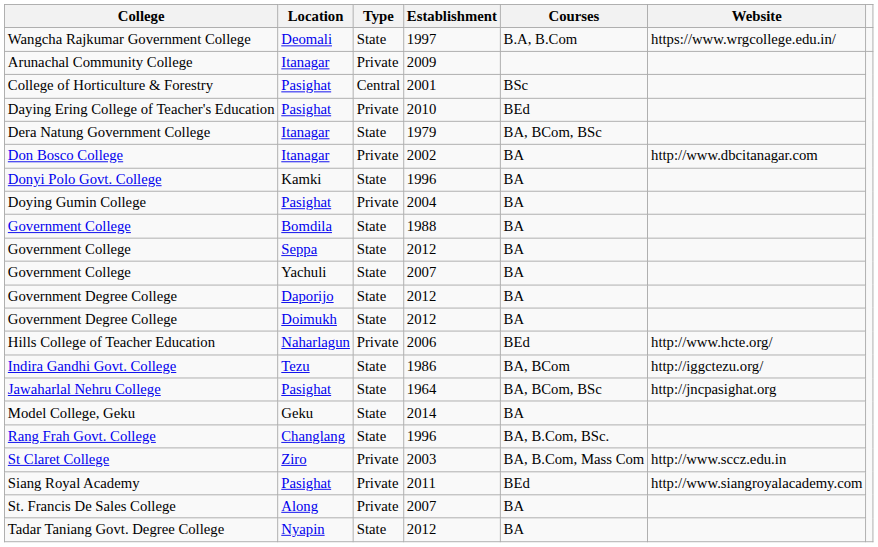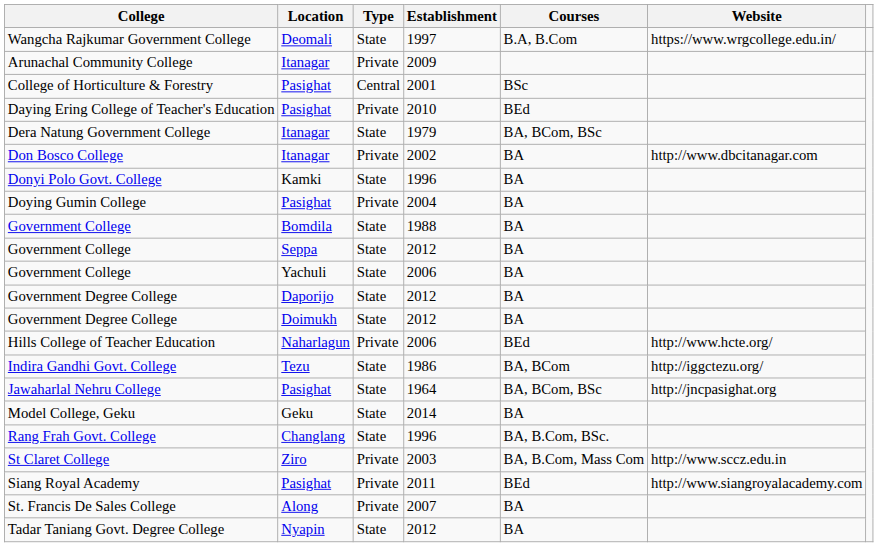(422, 272) 2007 -> (422, 272) 2006
